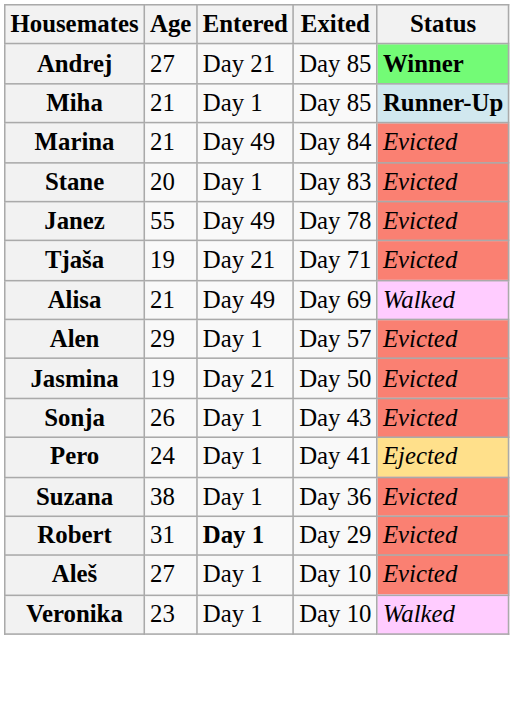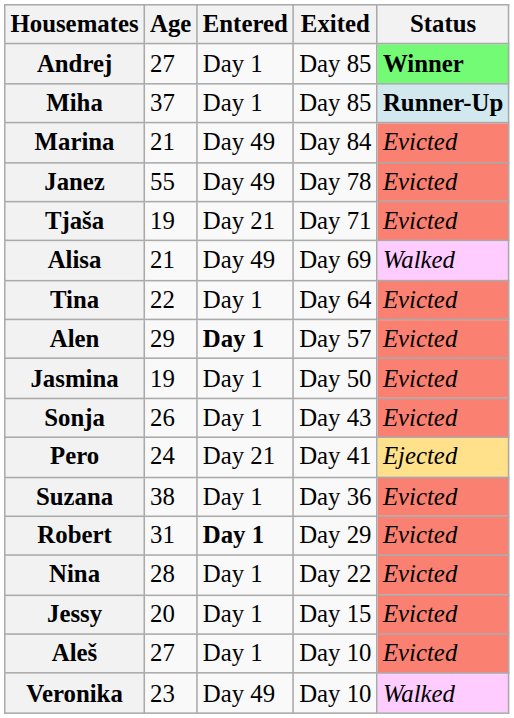(239, 63) Day 21 -> (233, 63) Day 1
(162, 102) 21 -> (162, 102) 37
- row: (75, 181)
+ row: (75, 299)
(233, 338) normal -> (233, 338) bold
(239, 378) Day 21 -> (233, 378) Day 1
(233, 456) Day 1 -> (239, 456) Day 21
+ row: (75, 574)
+ row: (75, 614)
(233, 614) Day 1 -> (239, 692) Day 49
